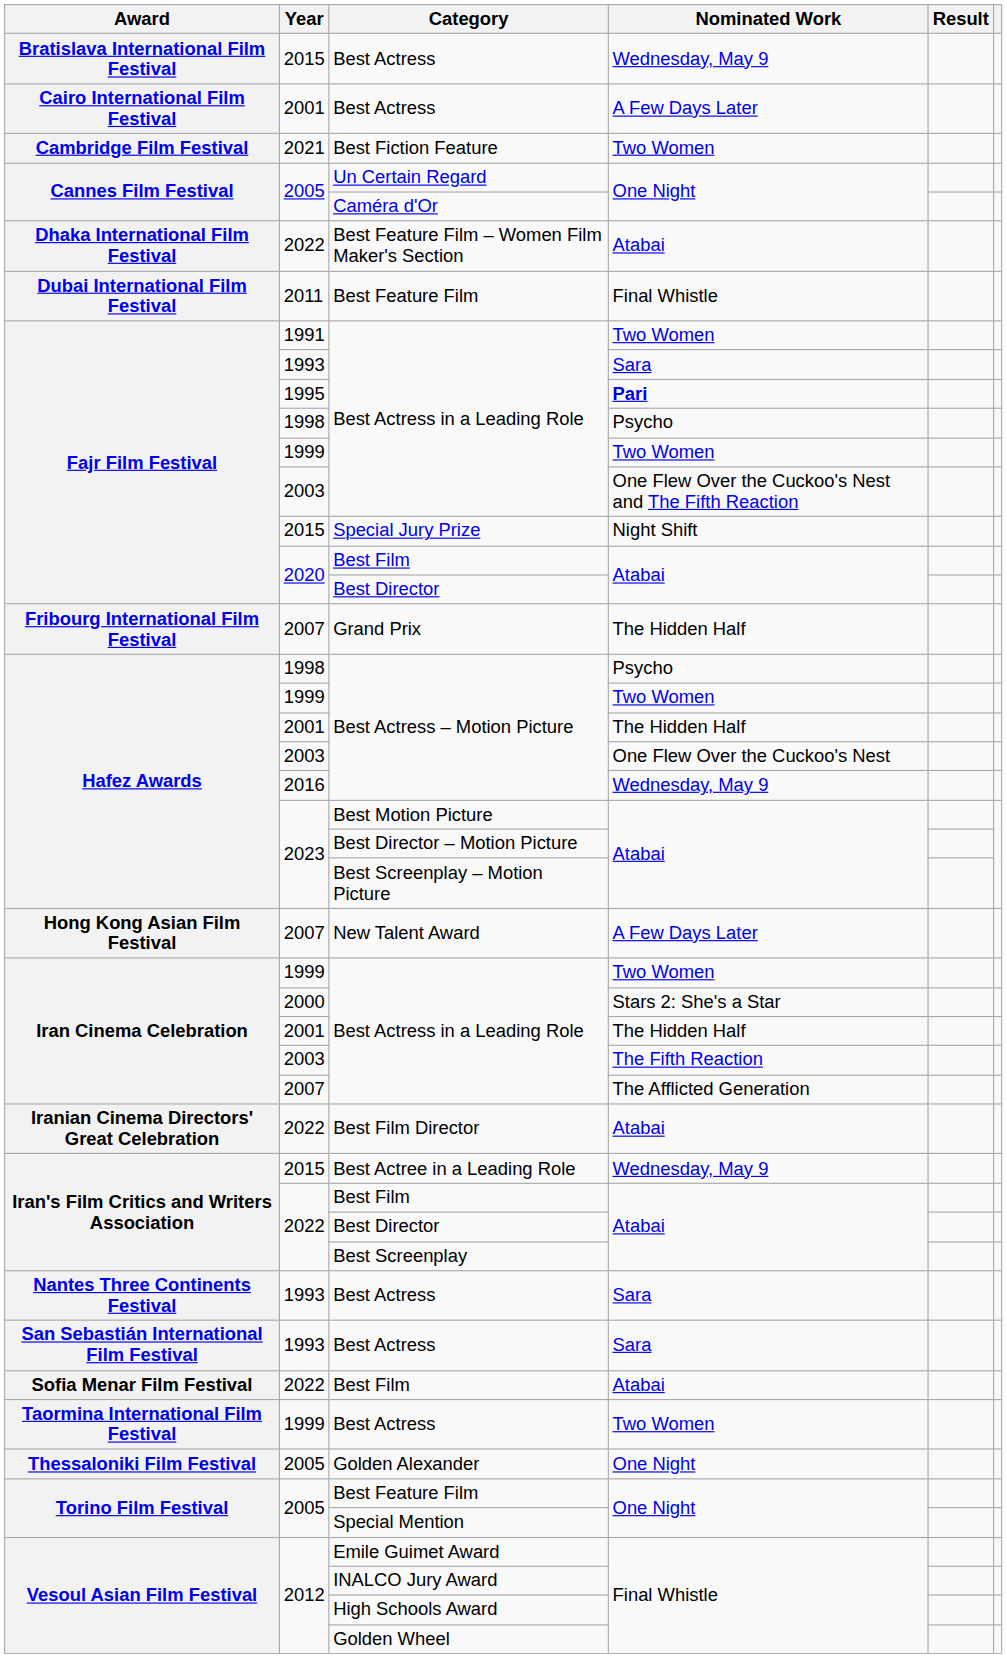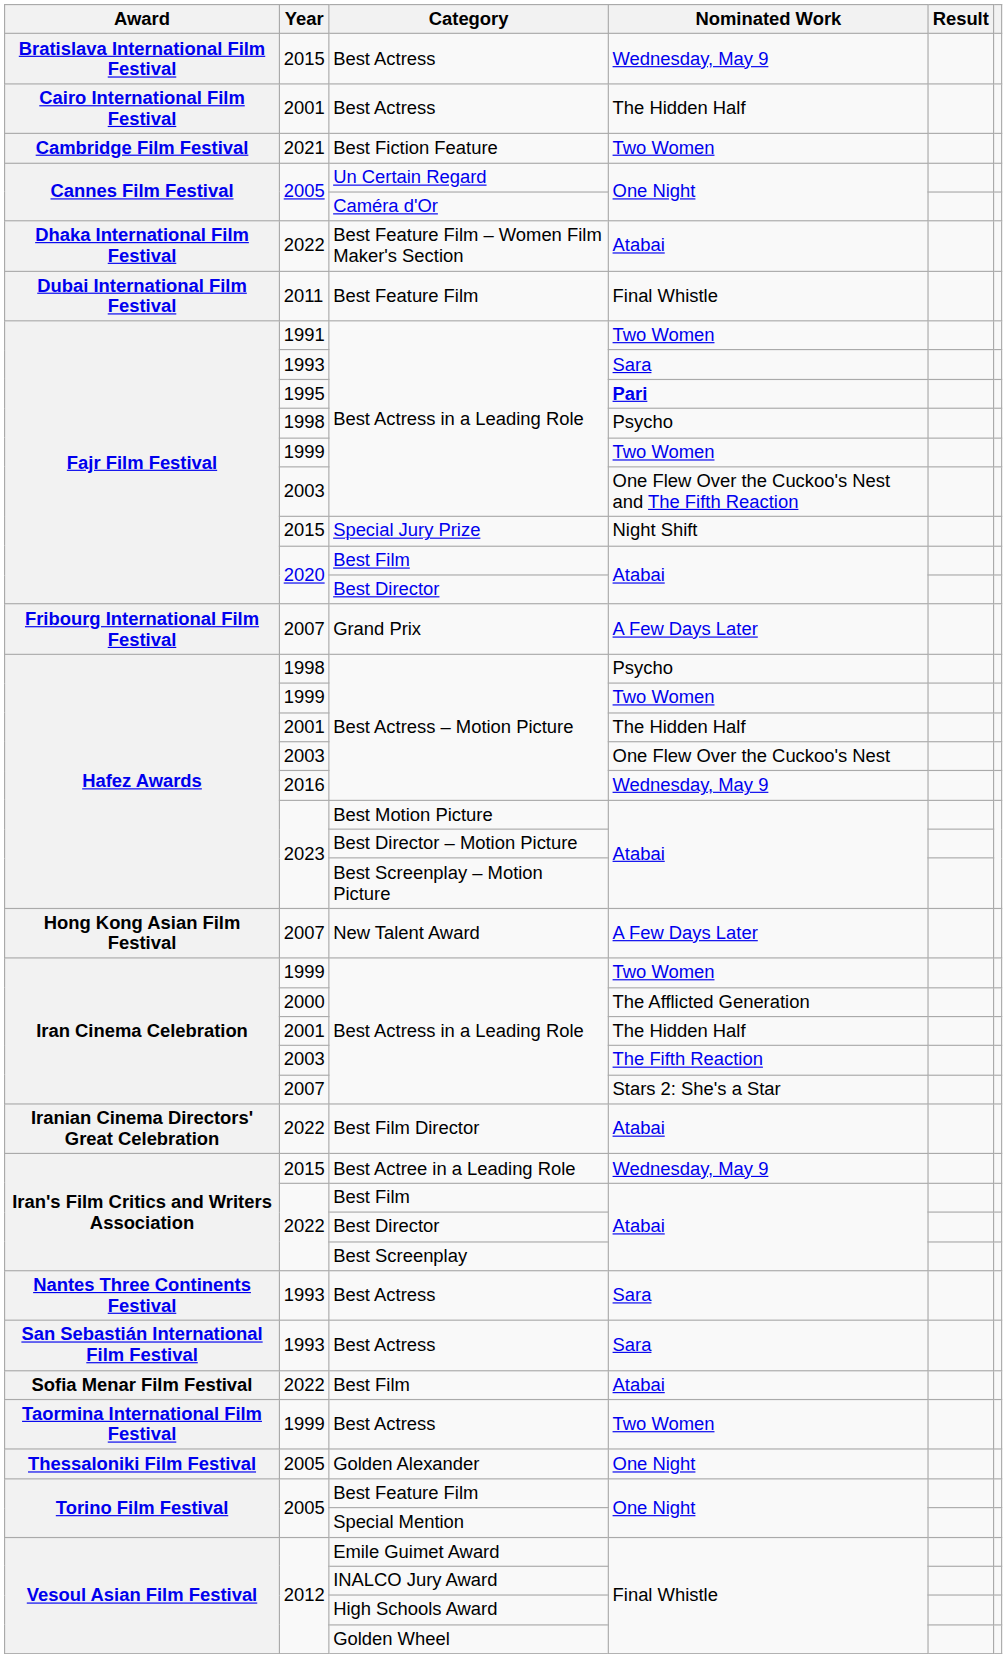(685, 108) A Few Days Later -> (679, 108) The Hidden Half
(679, 629) The Hidden Half -> (685, 629) A Few Days Later
(697, 1001) Stars 2: She's a Star -> (711, 1001) The Afflicted Generation
(711, 1089) The Afflicted Generation -> (697, 1089) Stars 2: She's a Star
